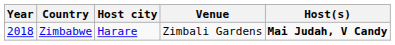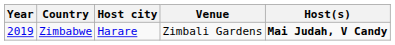(20, 31) 2018 -> (20, 31) 2019
